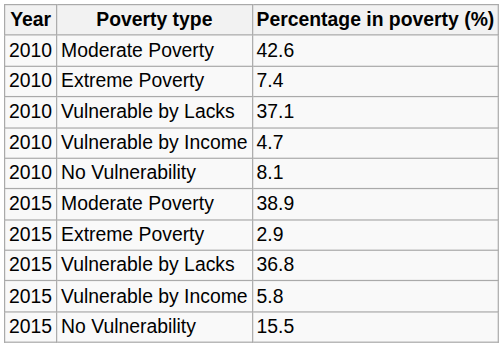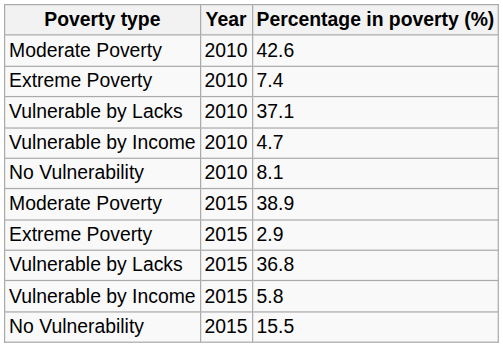columns swapped: (31, 19) <-> (154, 19)
